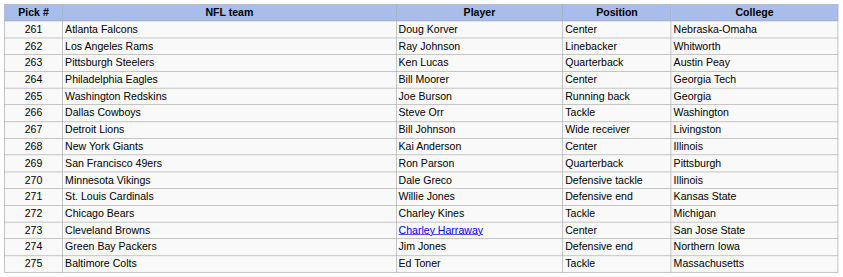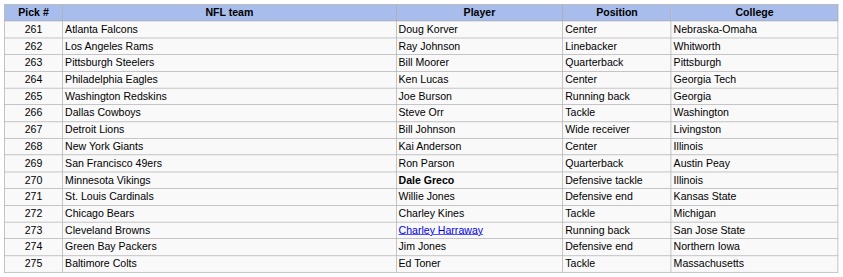(423, 63) Ken Lucas -> (424, 63) Bill Moorer
(702, 63) Austin Peay -> (697, 63) Pittsburgh
(424, 79) Bill Moorer -> (423, 79) Ken Lucas
(697, 163) Pittsburgh -> (702, 163) Austin Peay
(425, 180) normal -> (426, 180) bold
(581, 230) Center -> (598, 230) Running back
